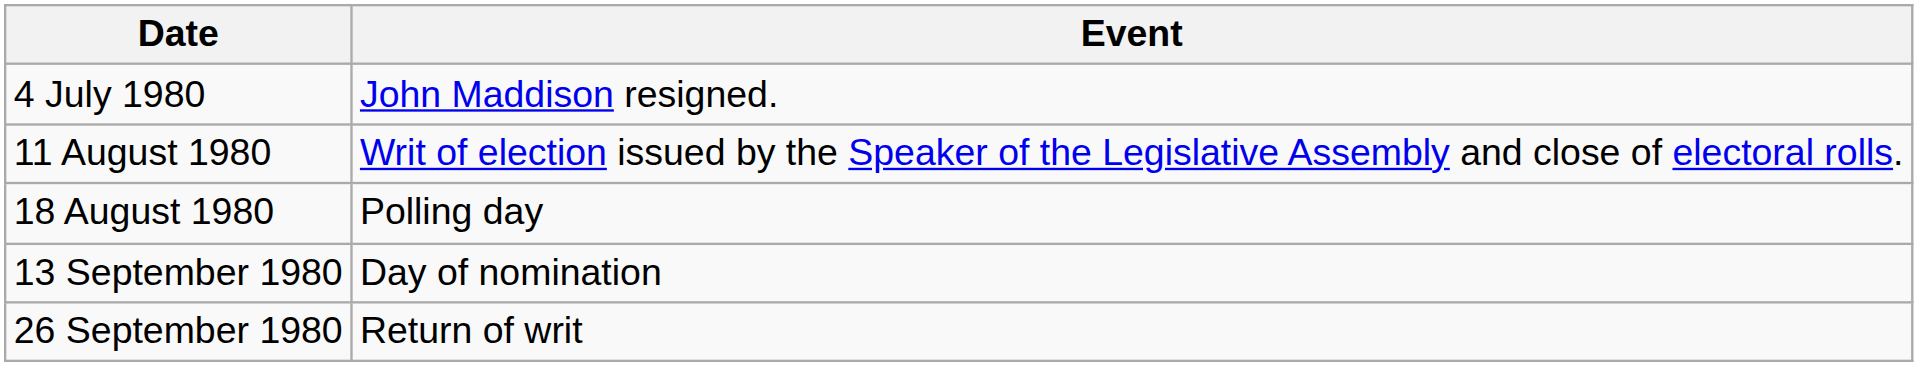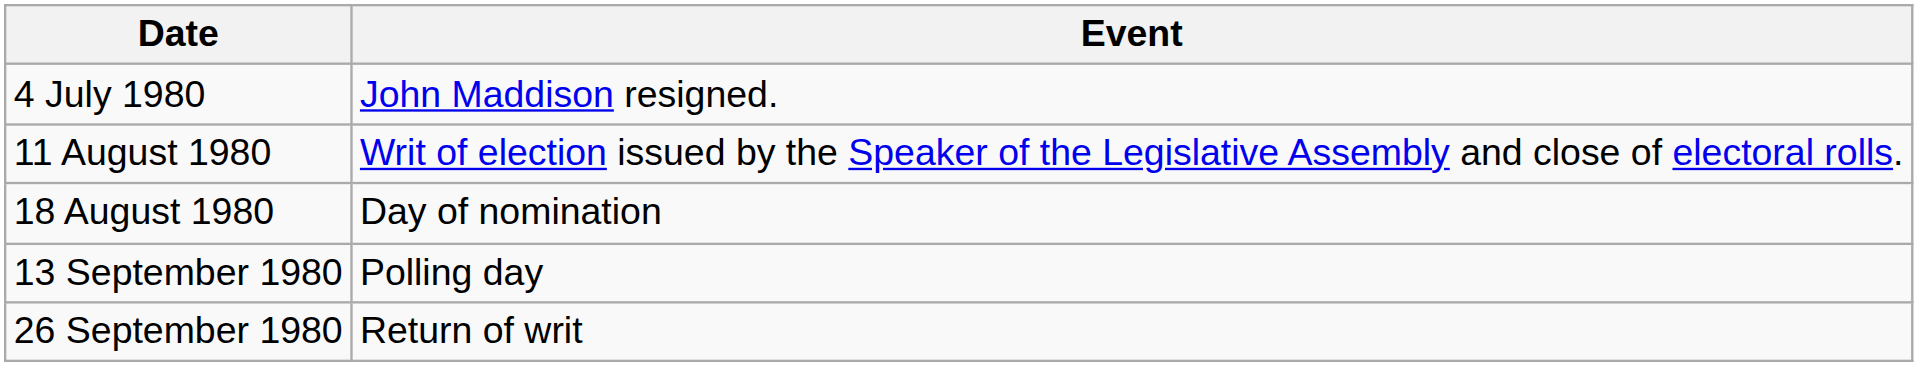(452, 212) Polling day -> (511, 212) Day of nomination
(511, 271) Day of nomination -> (452, 271) Polling day
